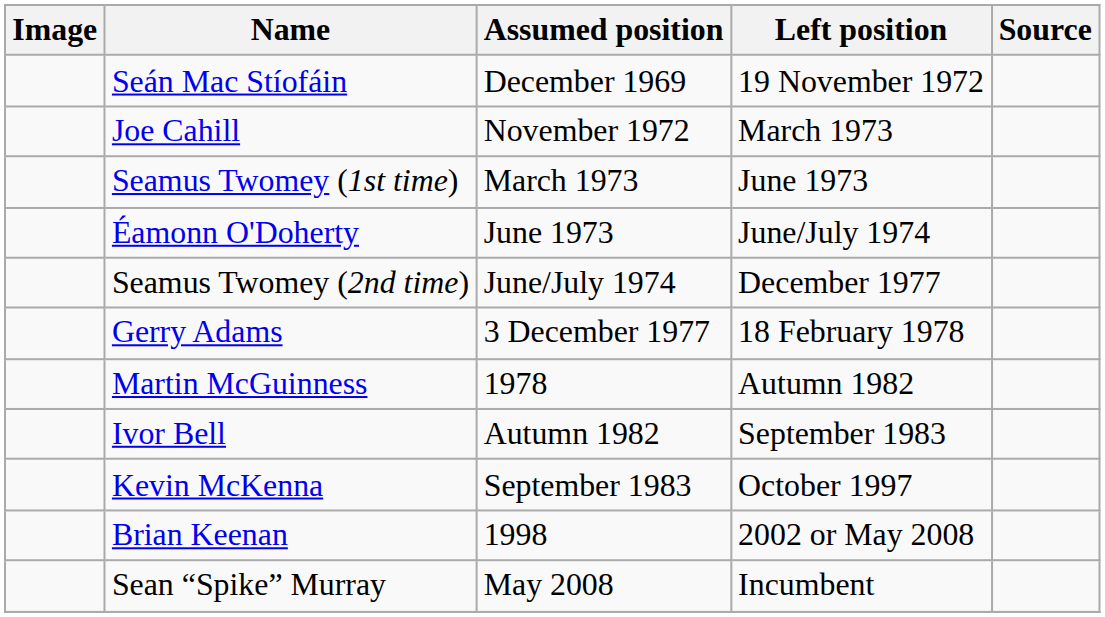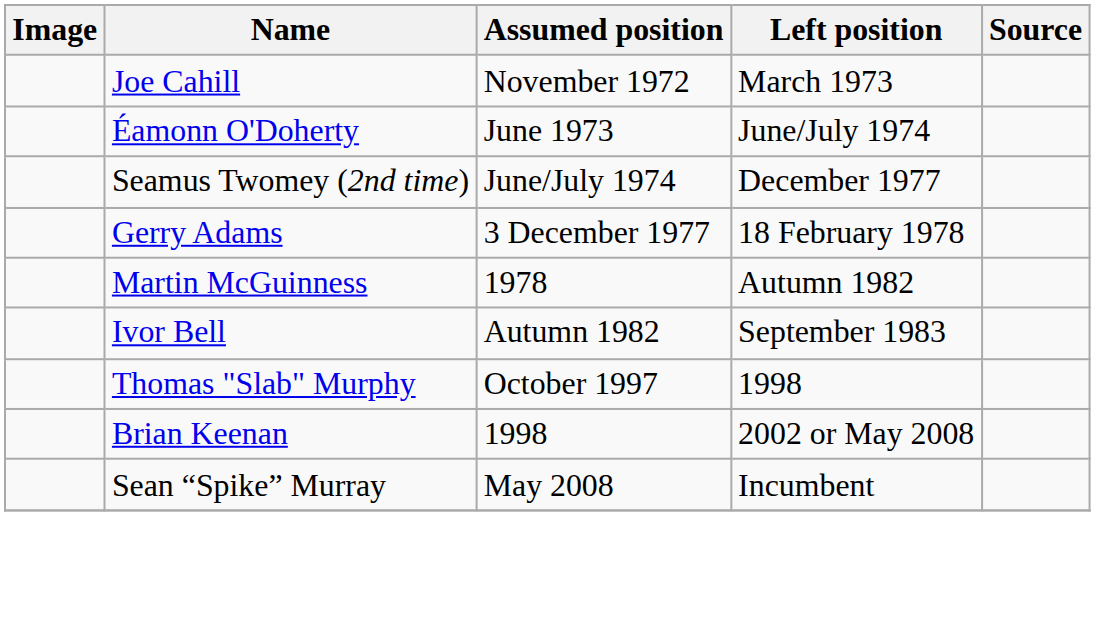- row: (230, 80)
- row: (285, 181)
- row: (218, 484)
+ row: (264, 383)
